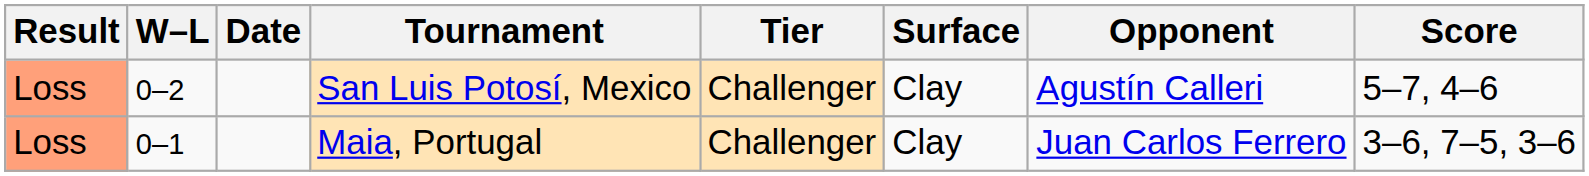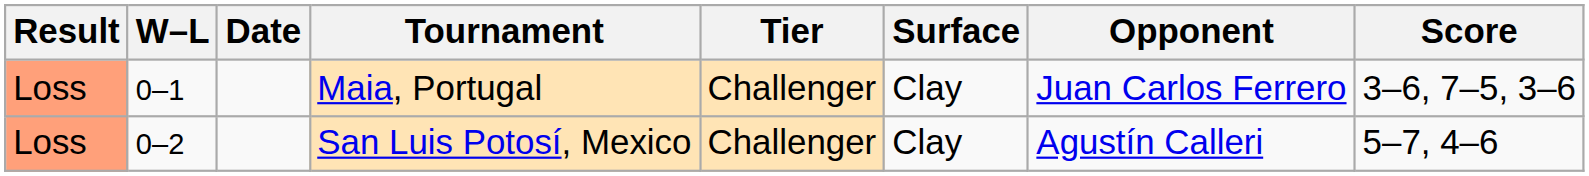rows swapped: (430, 142) <-> (504, 87)
